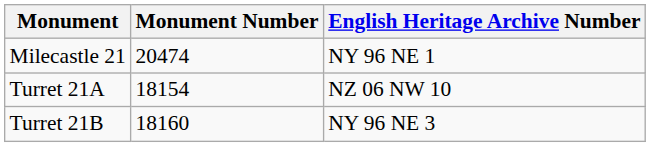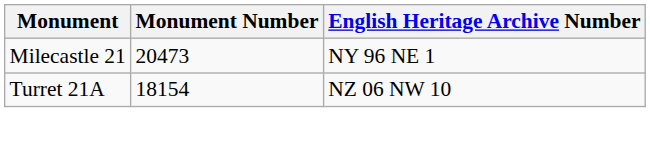(162, 55) 20474 -> (162, 55) 20473
- row: (57, 123)
